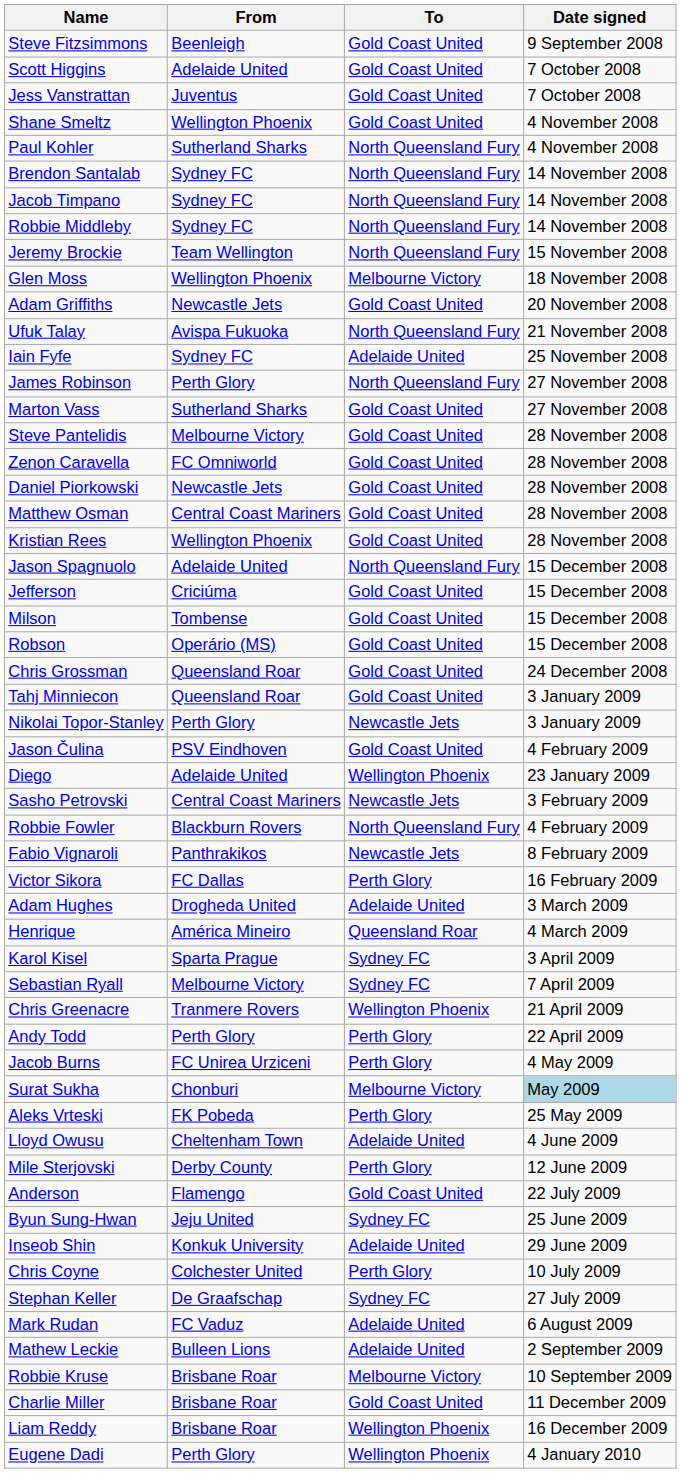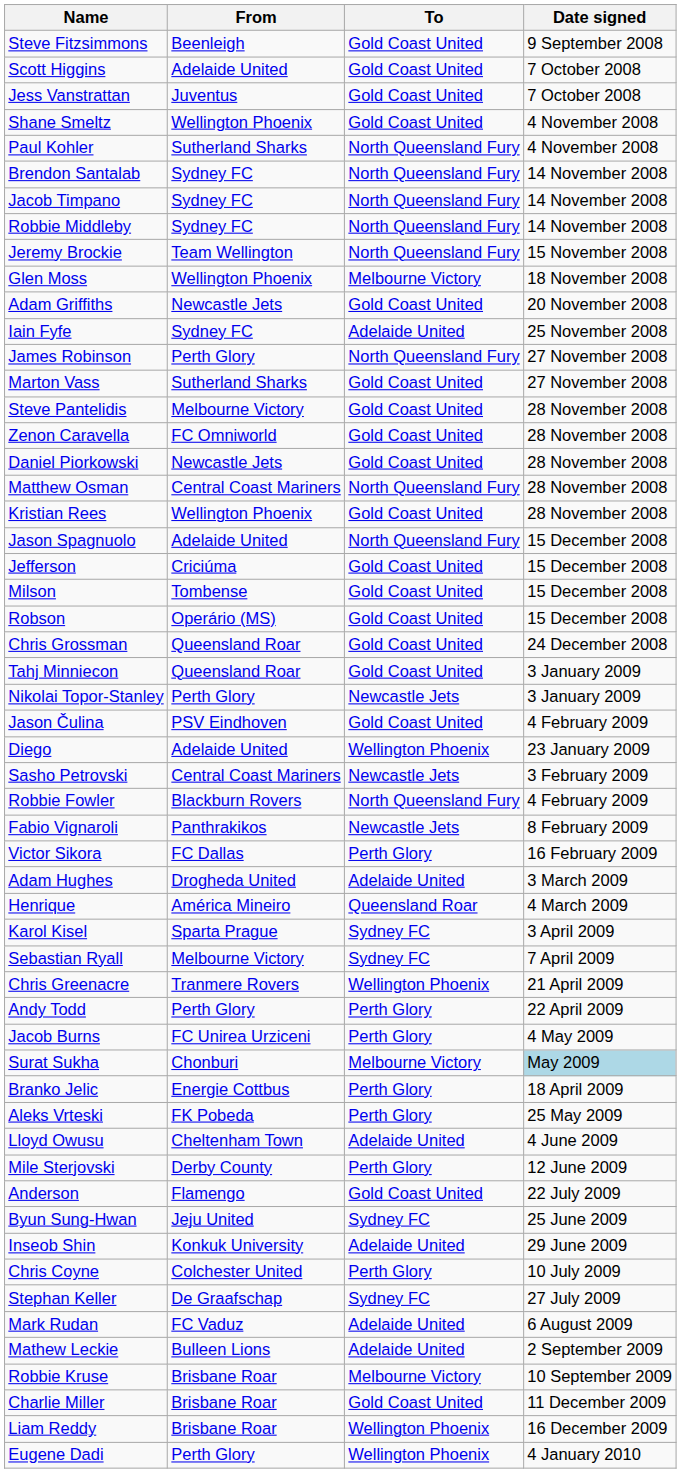- row: (47, 331)
(416, 514) Gold Coast United -> (434, 488) North Queensland Fury
+ row: (53, 1089)
